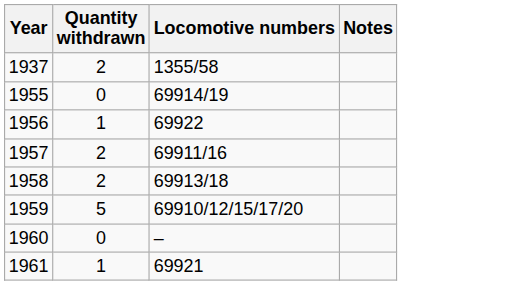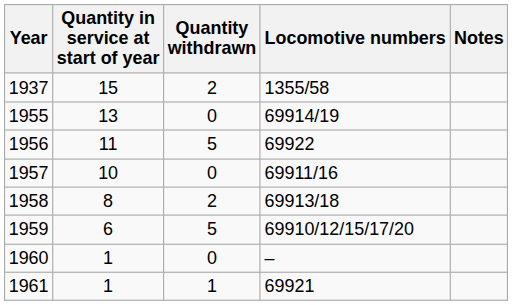+ column: (108, 38)
(101, 124) 1 -> (212, 144) 5
(101, 152) 2 -> (212, 172) 0
